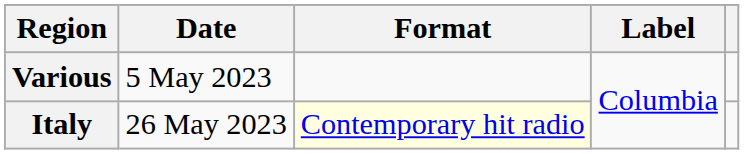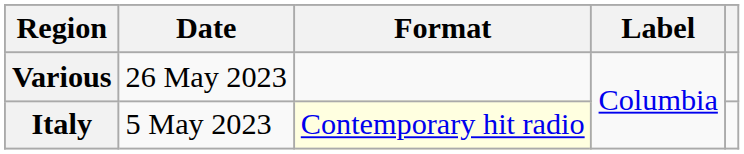(199, 76) 5 May 2023 -> (206, 76) 26 May 2023
(206, 124) 26 May 2023 -> (199, 124) 5 May 2023
